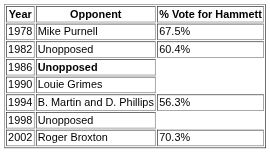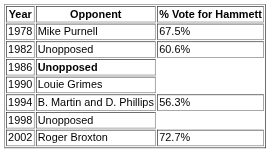(175, 49) 60.4% -> (175, 49) 60.6%
(175, 138) 70.3% -> (175, 138) 72.7%
